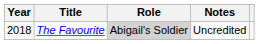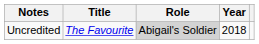columns swapped: (19, 13) <-> (220, 13)
